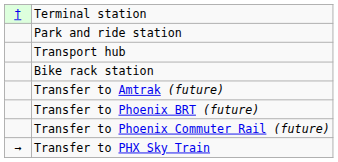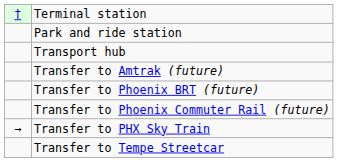- row: (94, 71)
+ row: (129, 147)
